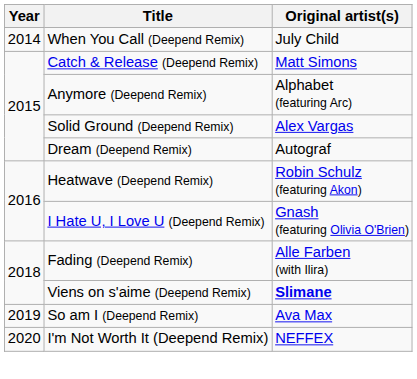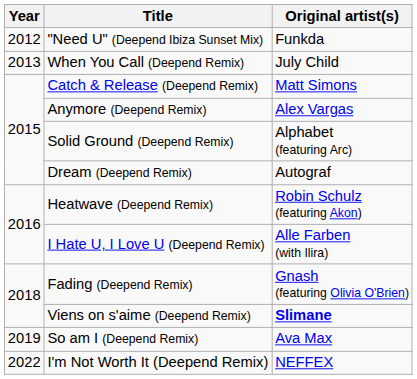+ row: (155, 39)
(24, 39) 2014 -> (24, 62) 2013
(314, 94) Alphabet (featuring Arc) -> (314, 109) Alex Vargas
(314, 126) Alex Vargas -> (314, 141) Alphabet (featuring Arc)
(342, 220) Gnash (featuring Olivia O'Brien) -> (313, 244) Alle Farben (with Ilira)
(313, 260) Alle Farben (with Ilira) -> (342, 284) Gnash (featuring Olivia O'Brien)
(24, 339) 2020 -> (24, 362) 2022
